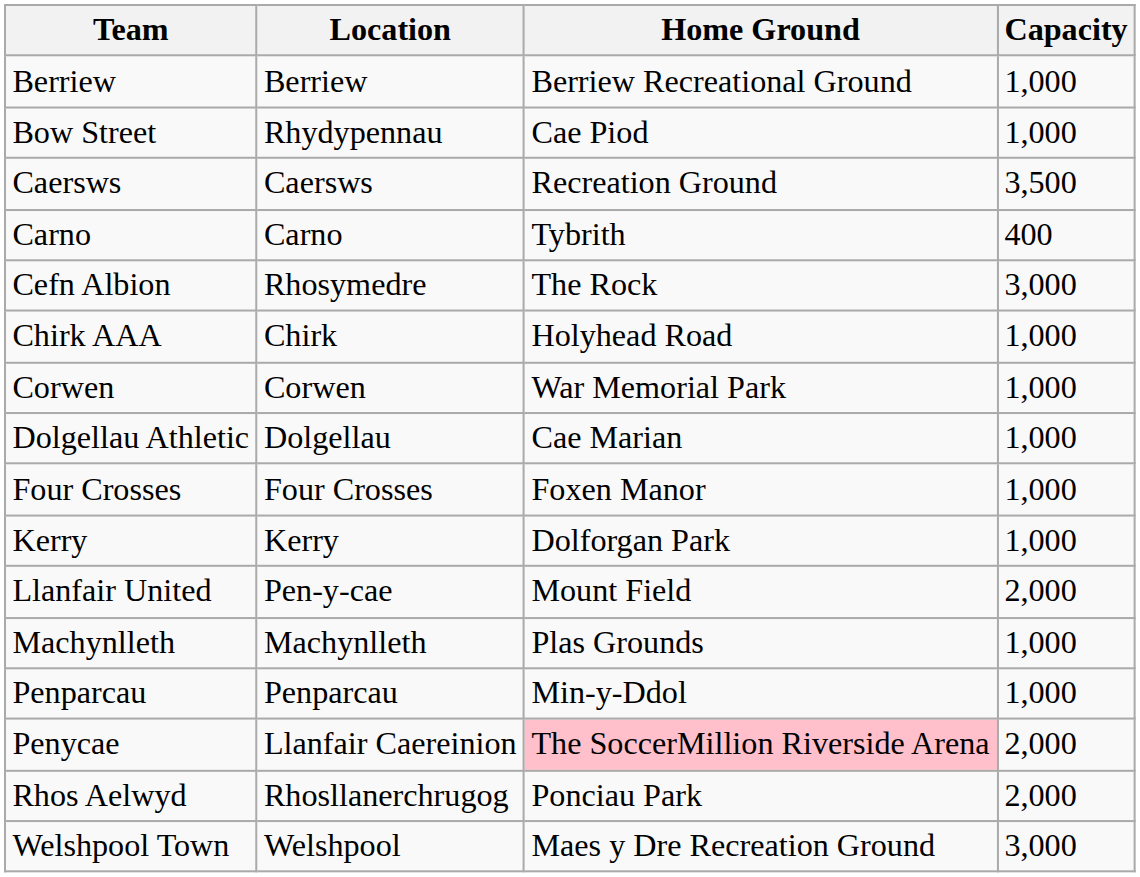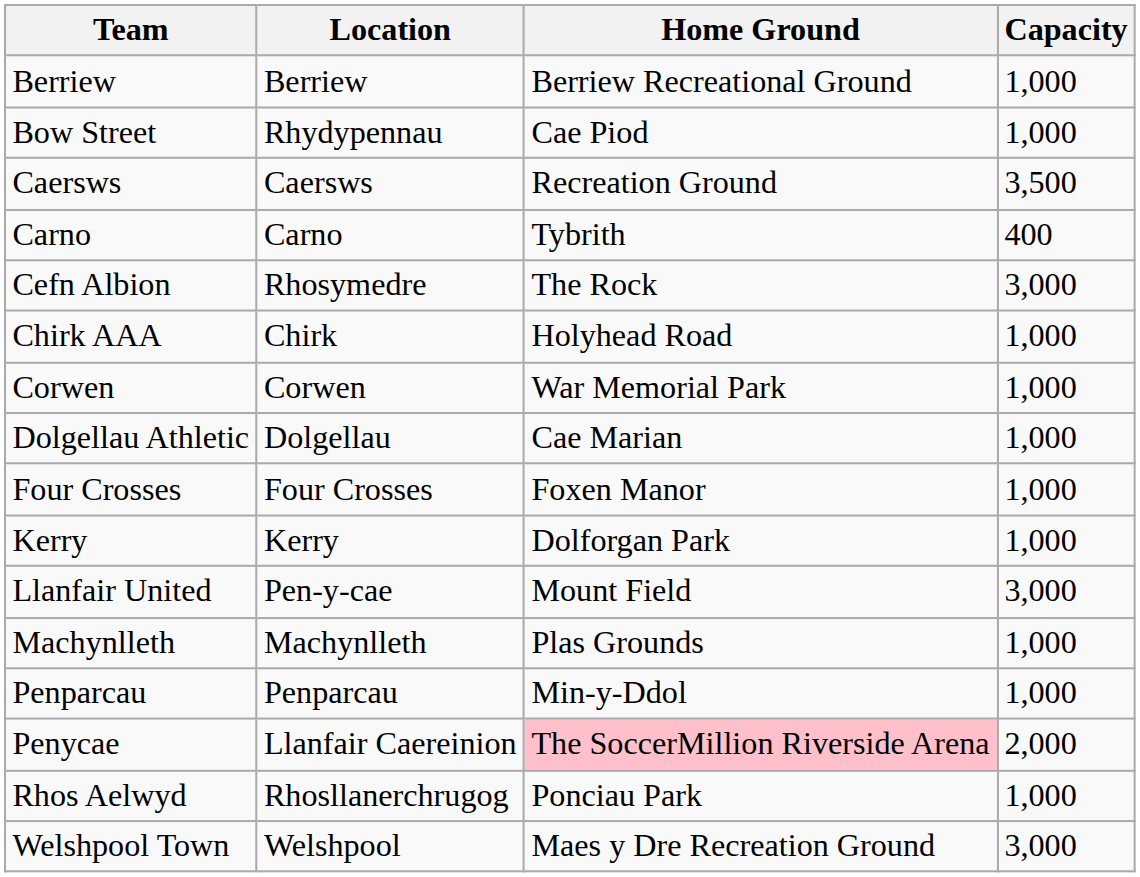(1041, 591) 2,000 -> (1041, 591) 3,000
(1041, 795) 2,000 -> (1041, 795) 1,000
